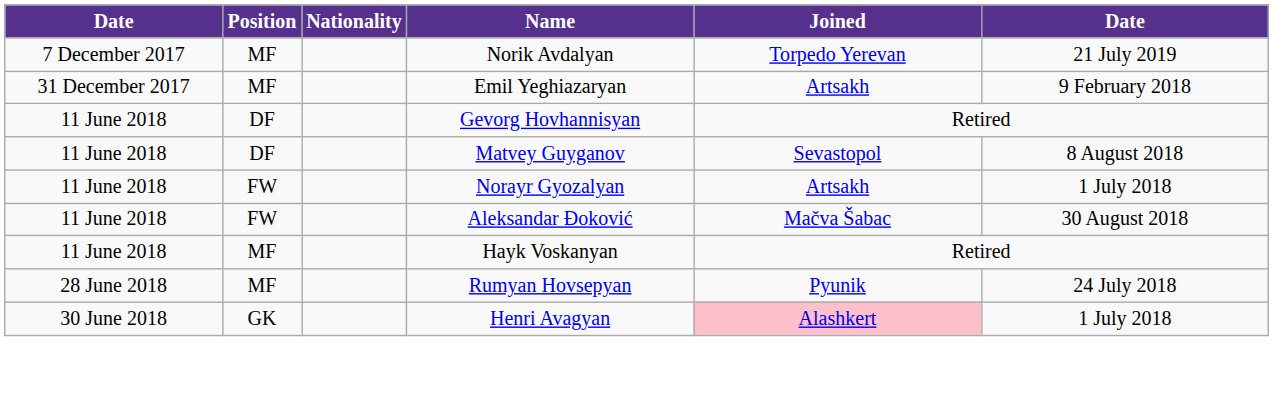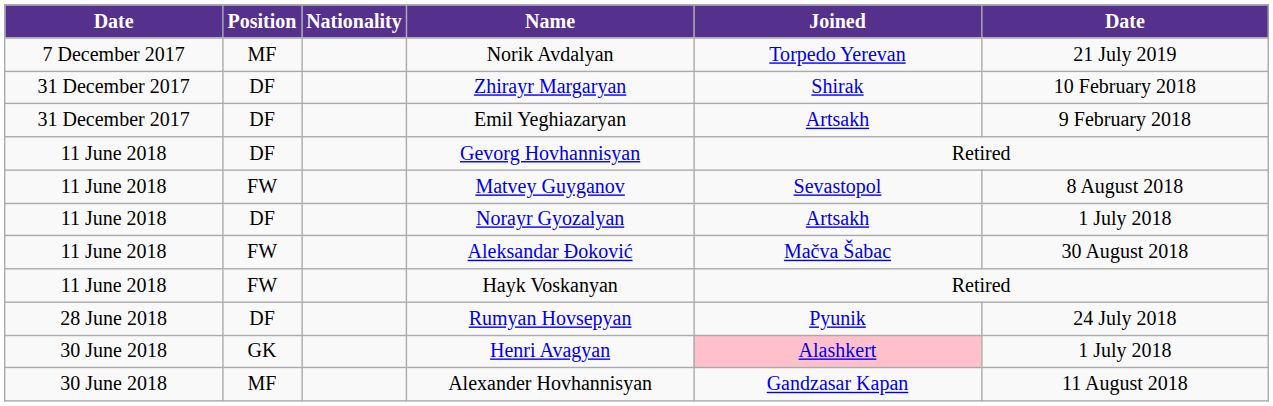+ row: (550, 87)
(262, 87) MF -> (262, 120) DF
(262, 153) DF -> (262, 186) FW
(262, 186) FW -> (262, 219) DF
(262, 252) MF -> (262, 285) FW
(262, 285) MF -> (262, 318) DF
+ row: (550, 384)
